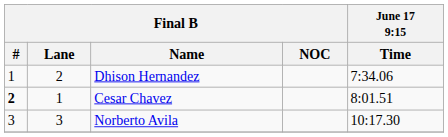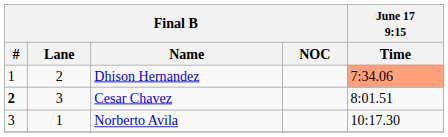(372, 76) no background -> (372, 76) lightsalmon background
(59, 98) 1 -> (59, 98) 3
(59, 120) 3 -> (59, 120) 1
